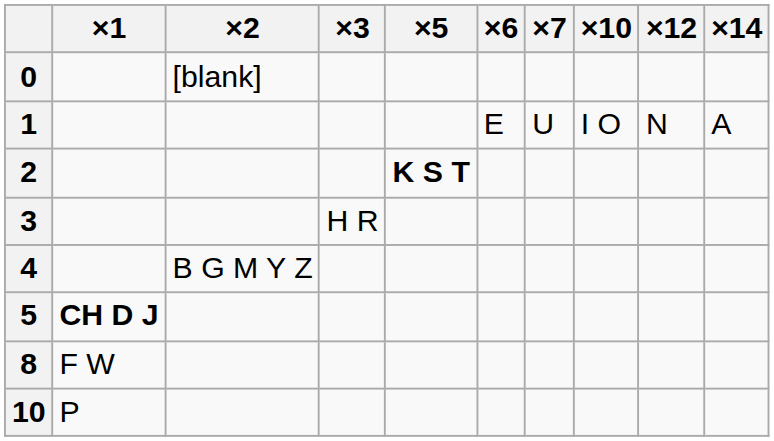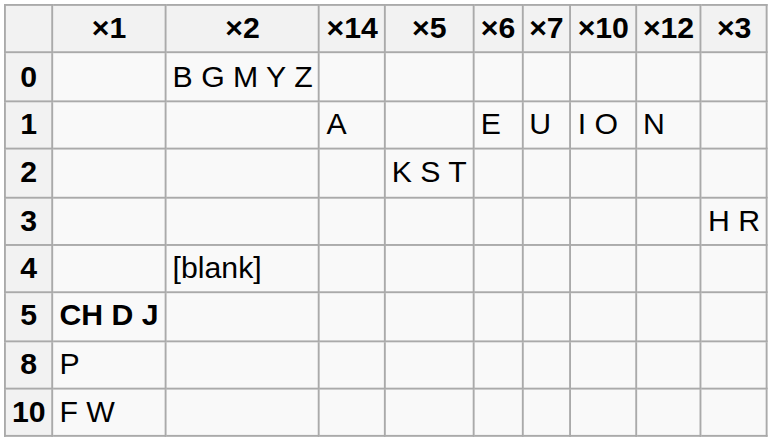columns swapped: (353, 28) <-> (737, 28)
(217, 76) [blank] -> (243, 76) B G M Y Z
(431, 172) bold -> (429, 172) normal
(243, 268) B G M Y Z -> (217, 268) [blank]
(87, 364) F W -> (70, 364) P
(70, 412) P -> (87, 412) F W
